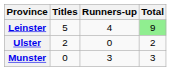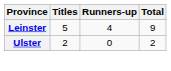(153, 27) lightgreen background -> (153, 27) no background
- row: (27, 58)
